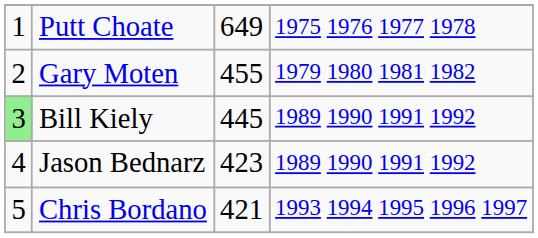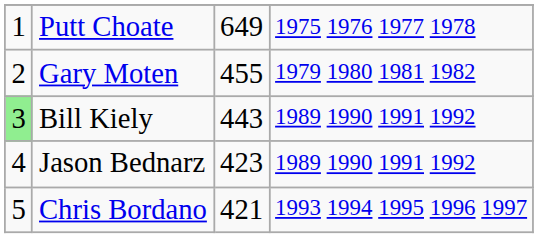(242, 118) 445 -> (242, 118) 443
